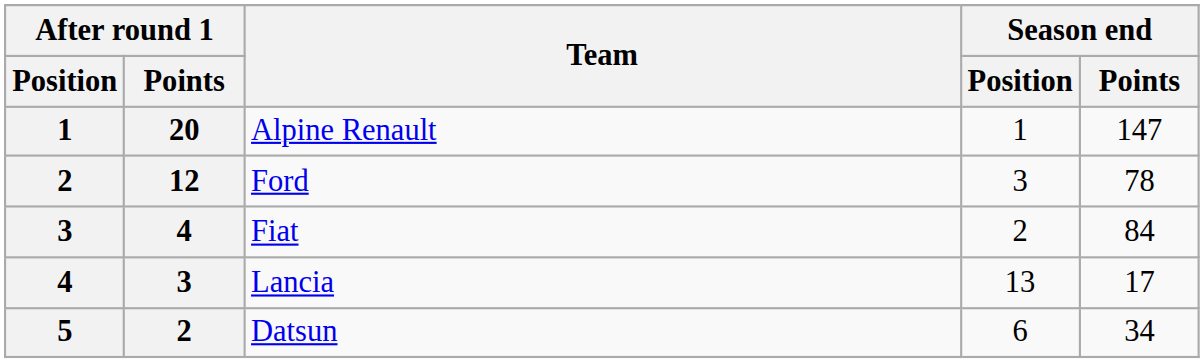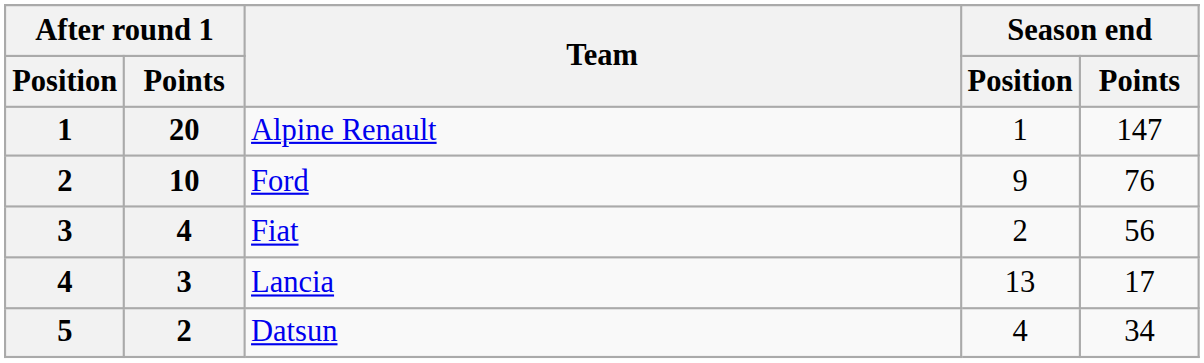(184, 181) 12 -> (184, 181) 10
(1020, 181) 3 -> (1020, 181) 9
(1140, 181) 78 -> (1140, 181) 76
(1140, 231) 84 -> (1140, 231) 56
(1020, 332) 6 -> (1020, 332) 4
